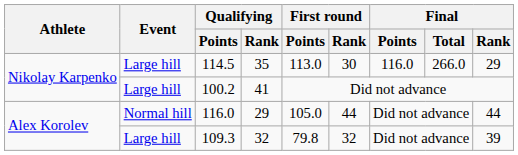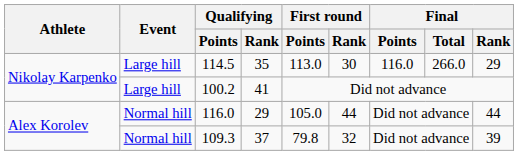(152, 138) Large hill -> (158, 138) Normal hill
(262, 138) 32 -> (262, 138) 37
